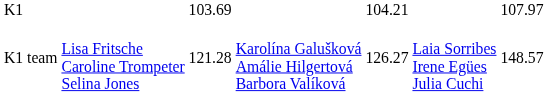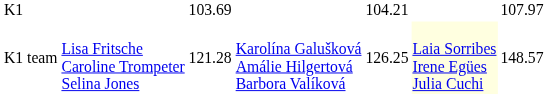(387, 57) 126.27 -> (387, 57) 126.25
(454, 66) no background -> (454, 66) lightyellow background
